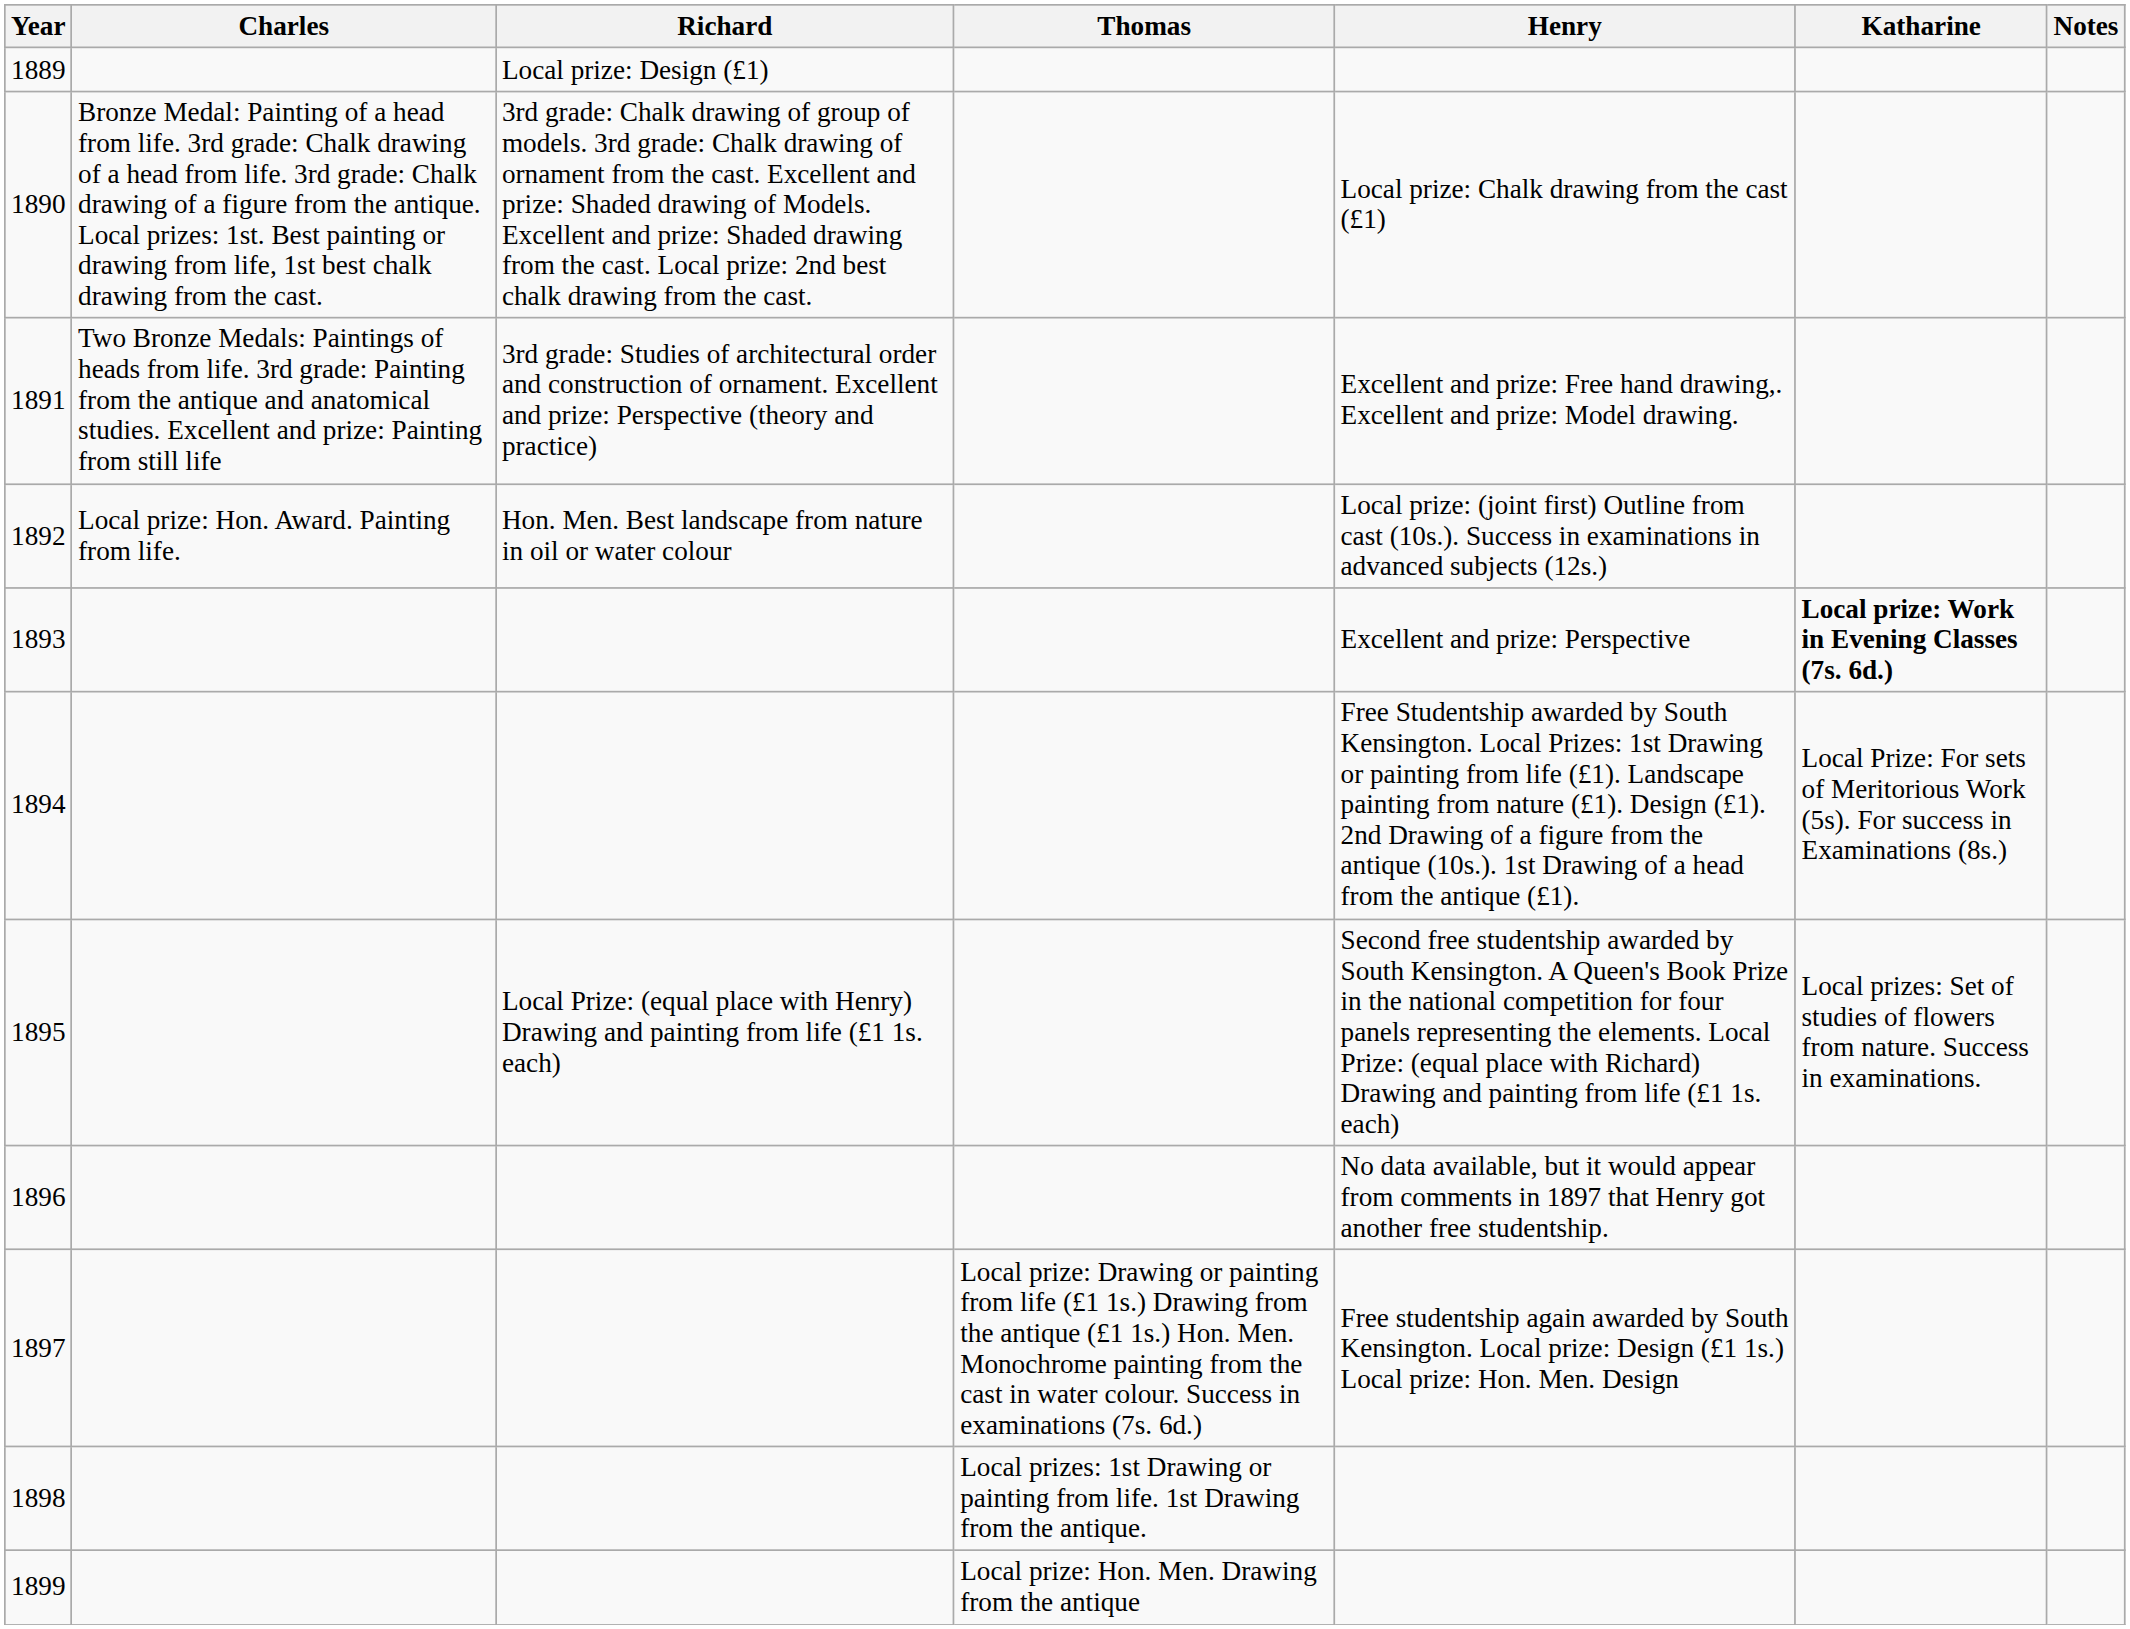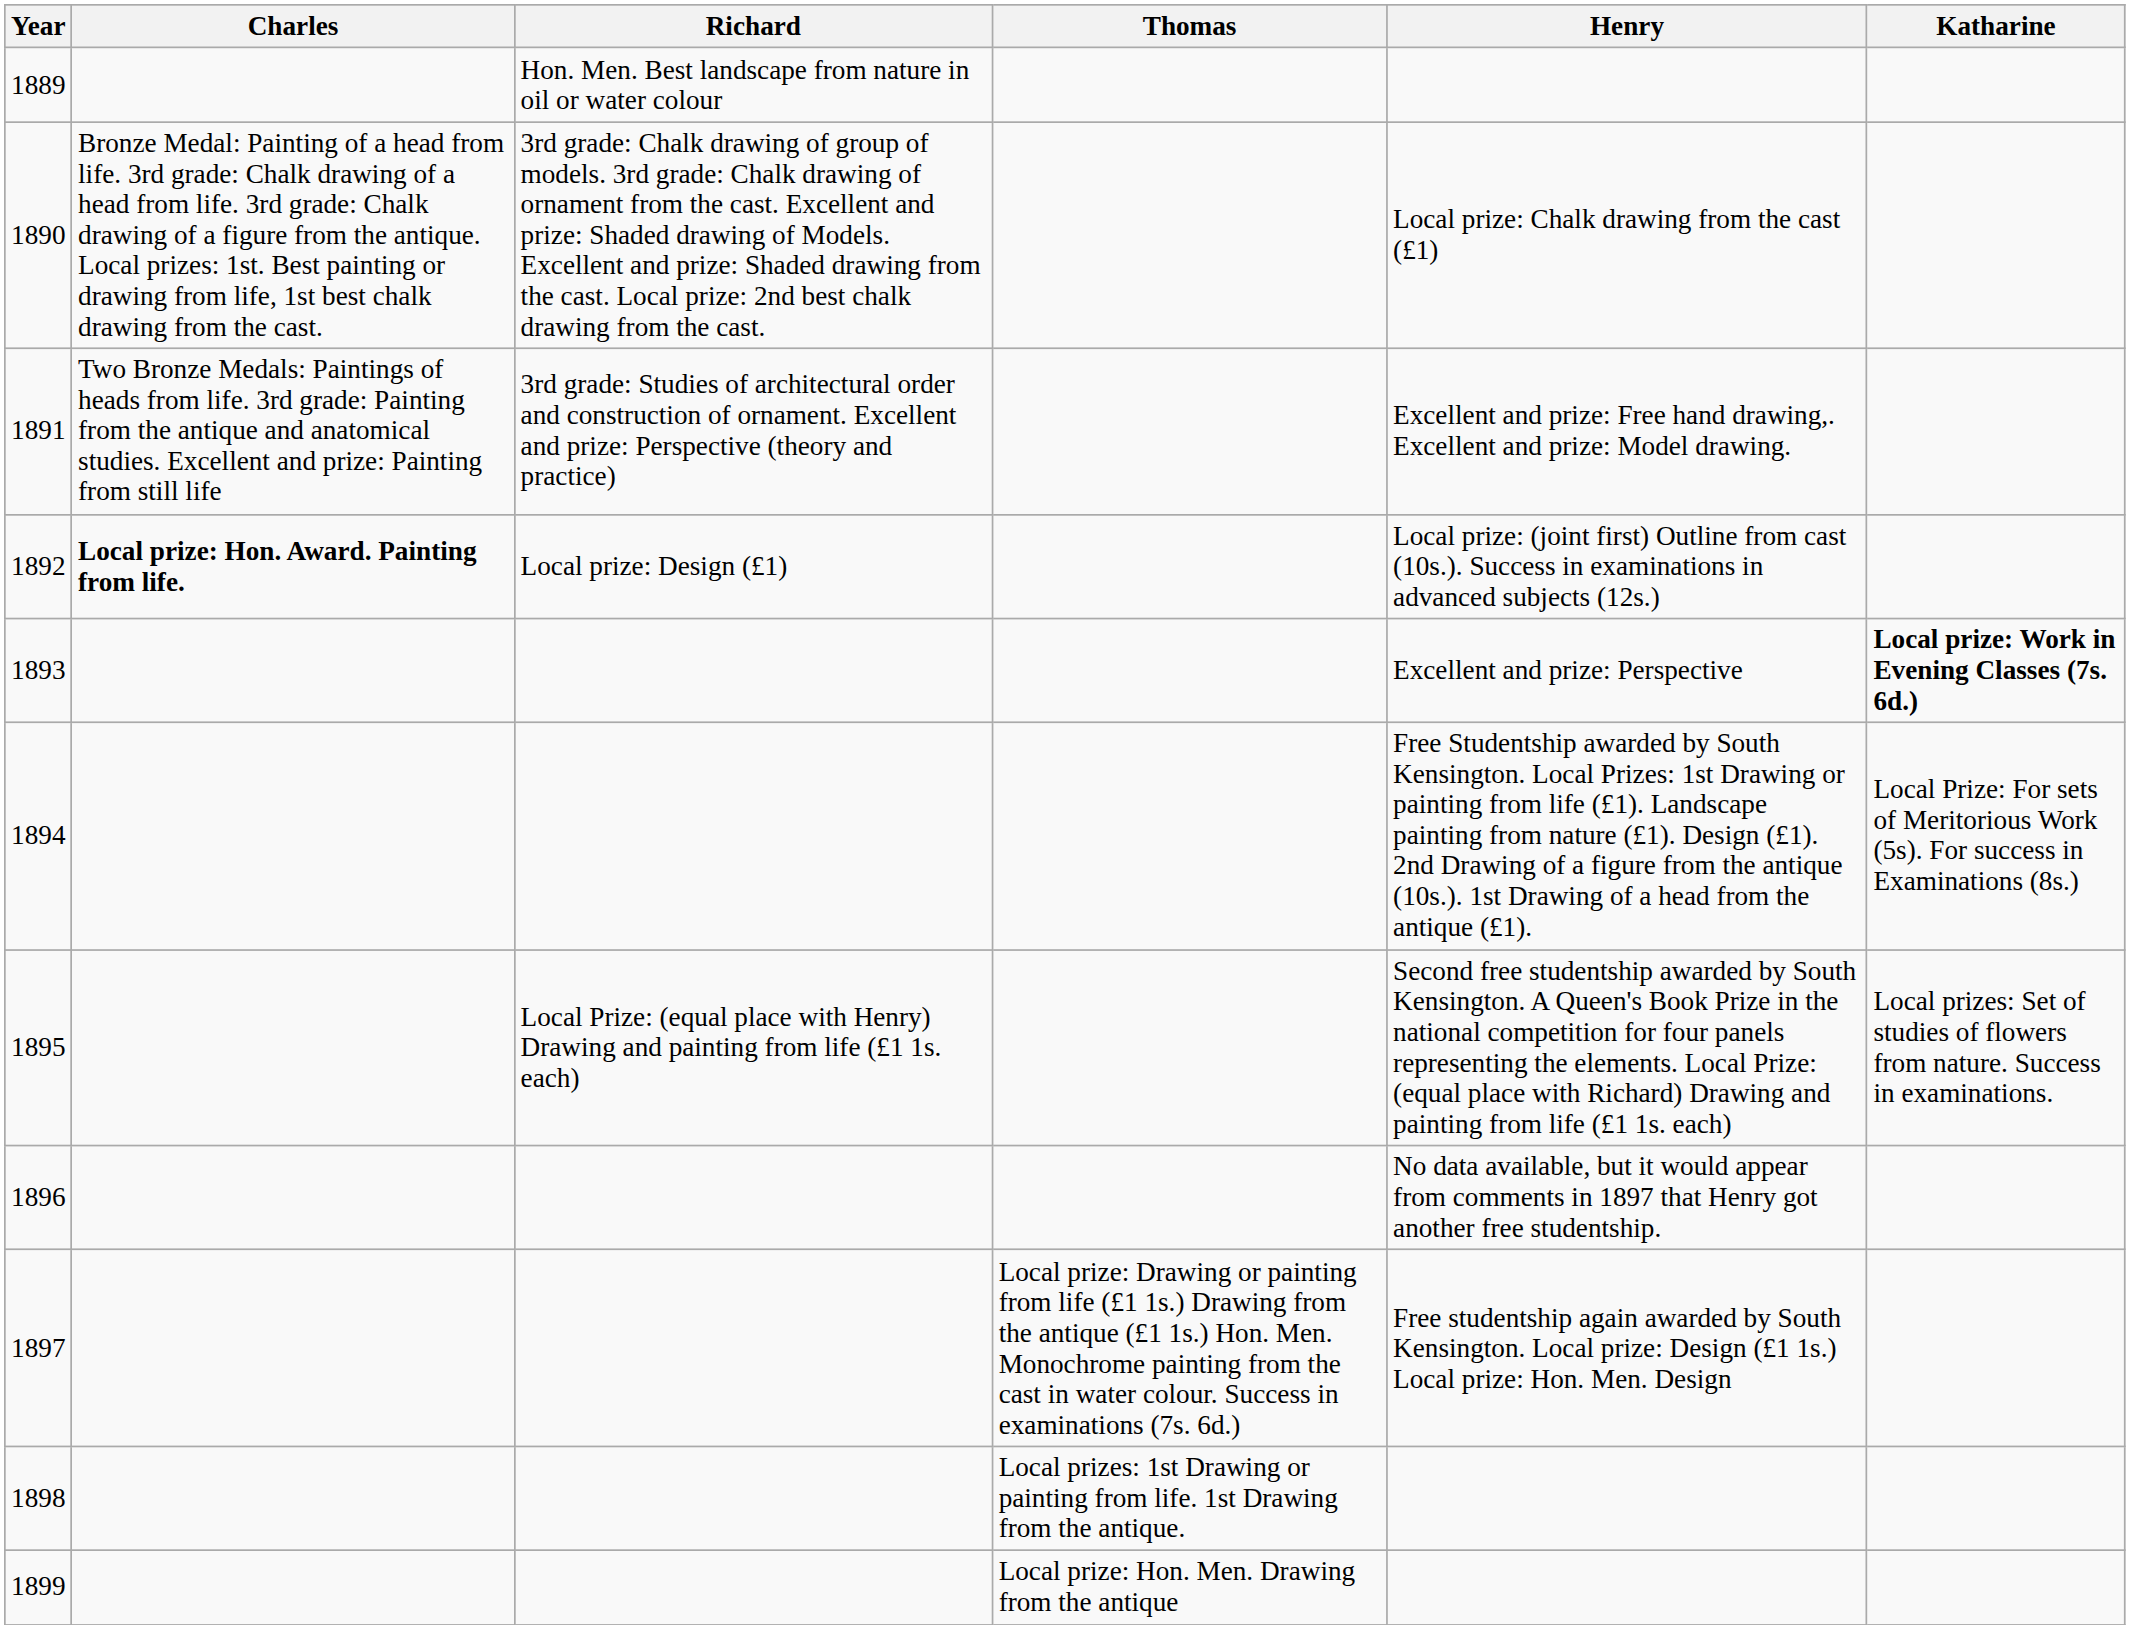- column: (2086, 26)
(635, 69) Local prize: Design (£1) -> (745, 84) Hon. Men. Best landscape from nature in oil or water colour
(264, 535) normal -> (277, 565) bold
(712, 535) Hon. Men. Best landscape from nature in oil or water colour -> (654, 565) Local prize: Design (£1)
